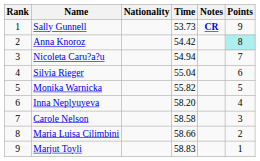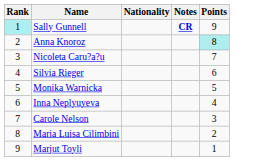- column: (185, 12)
(18, 27) no background -> (18, 27) paleturquoise background
